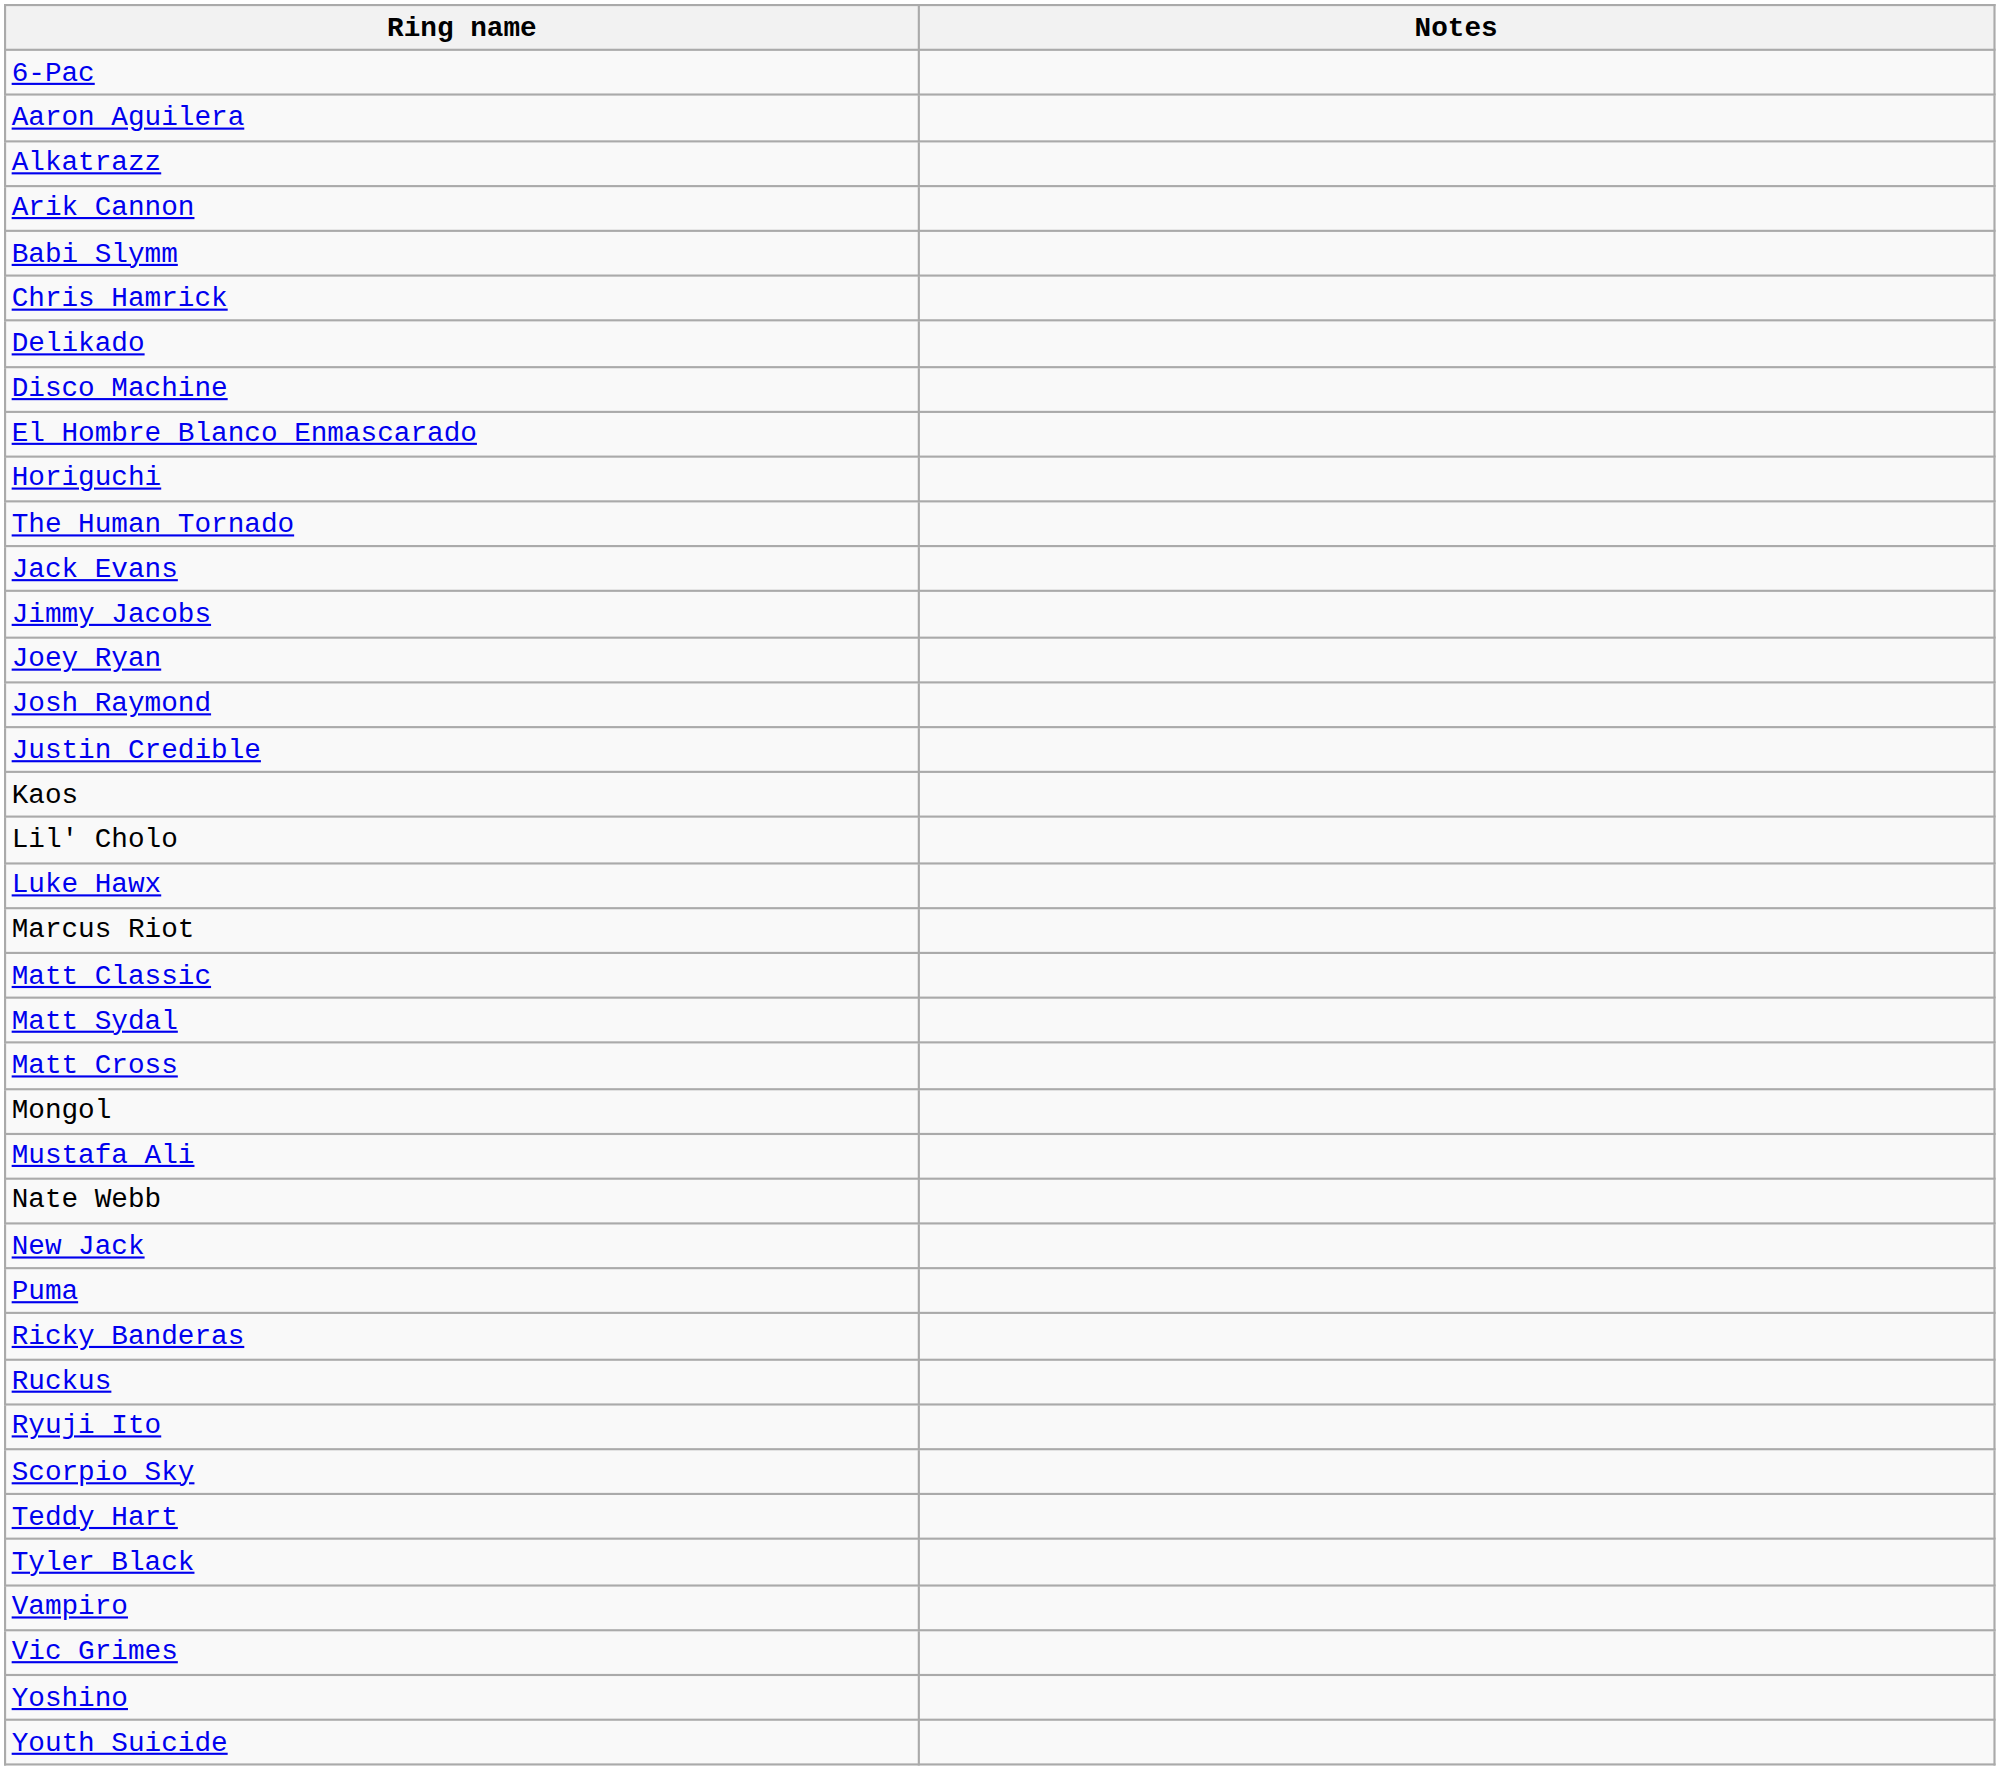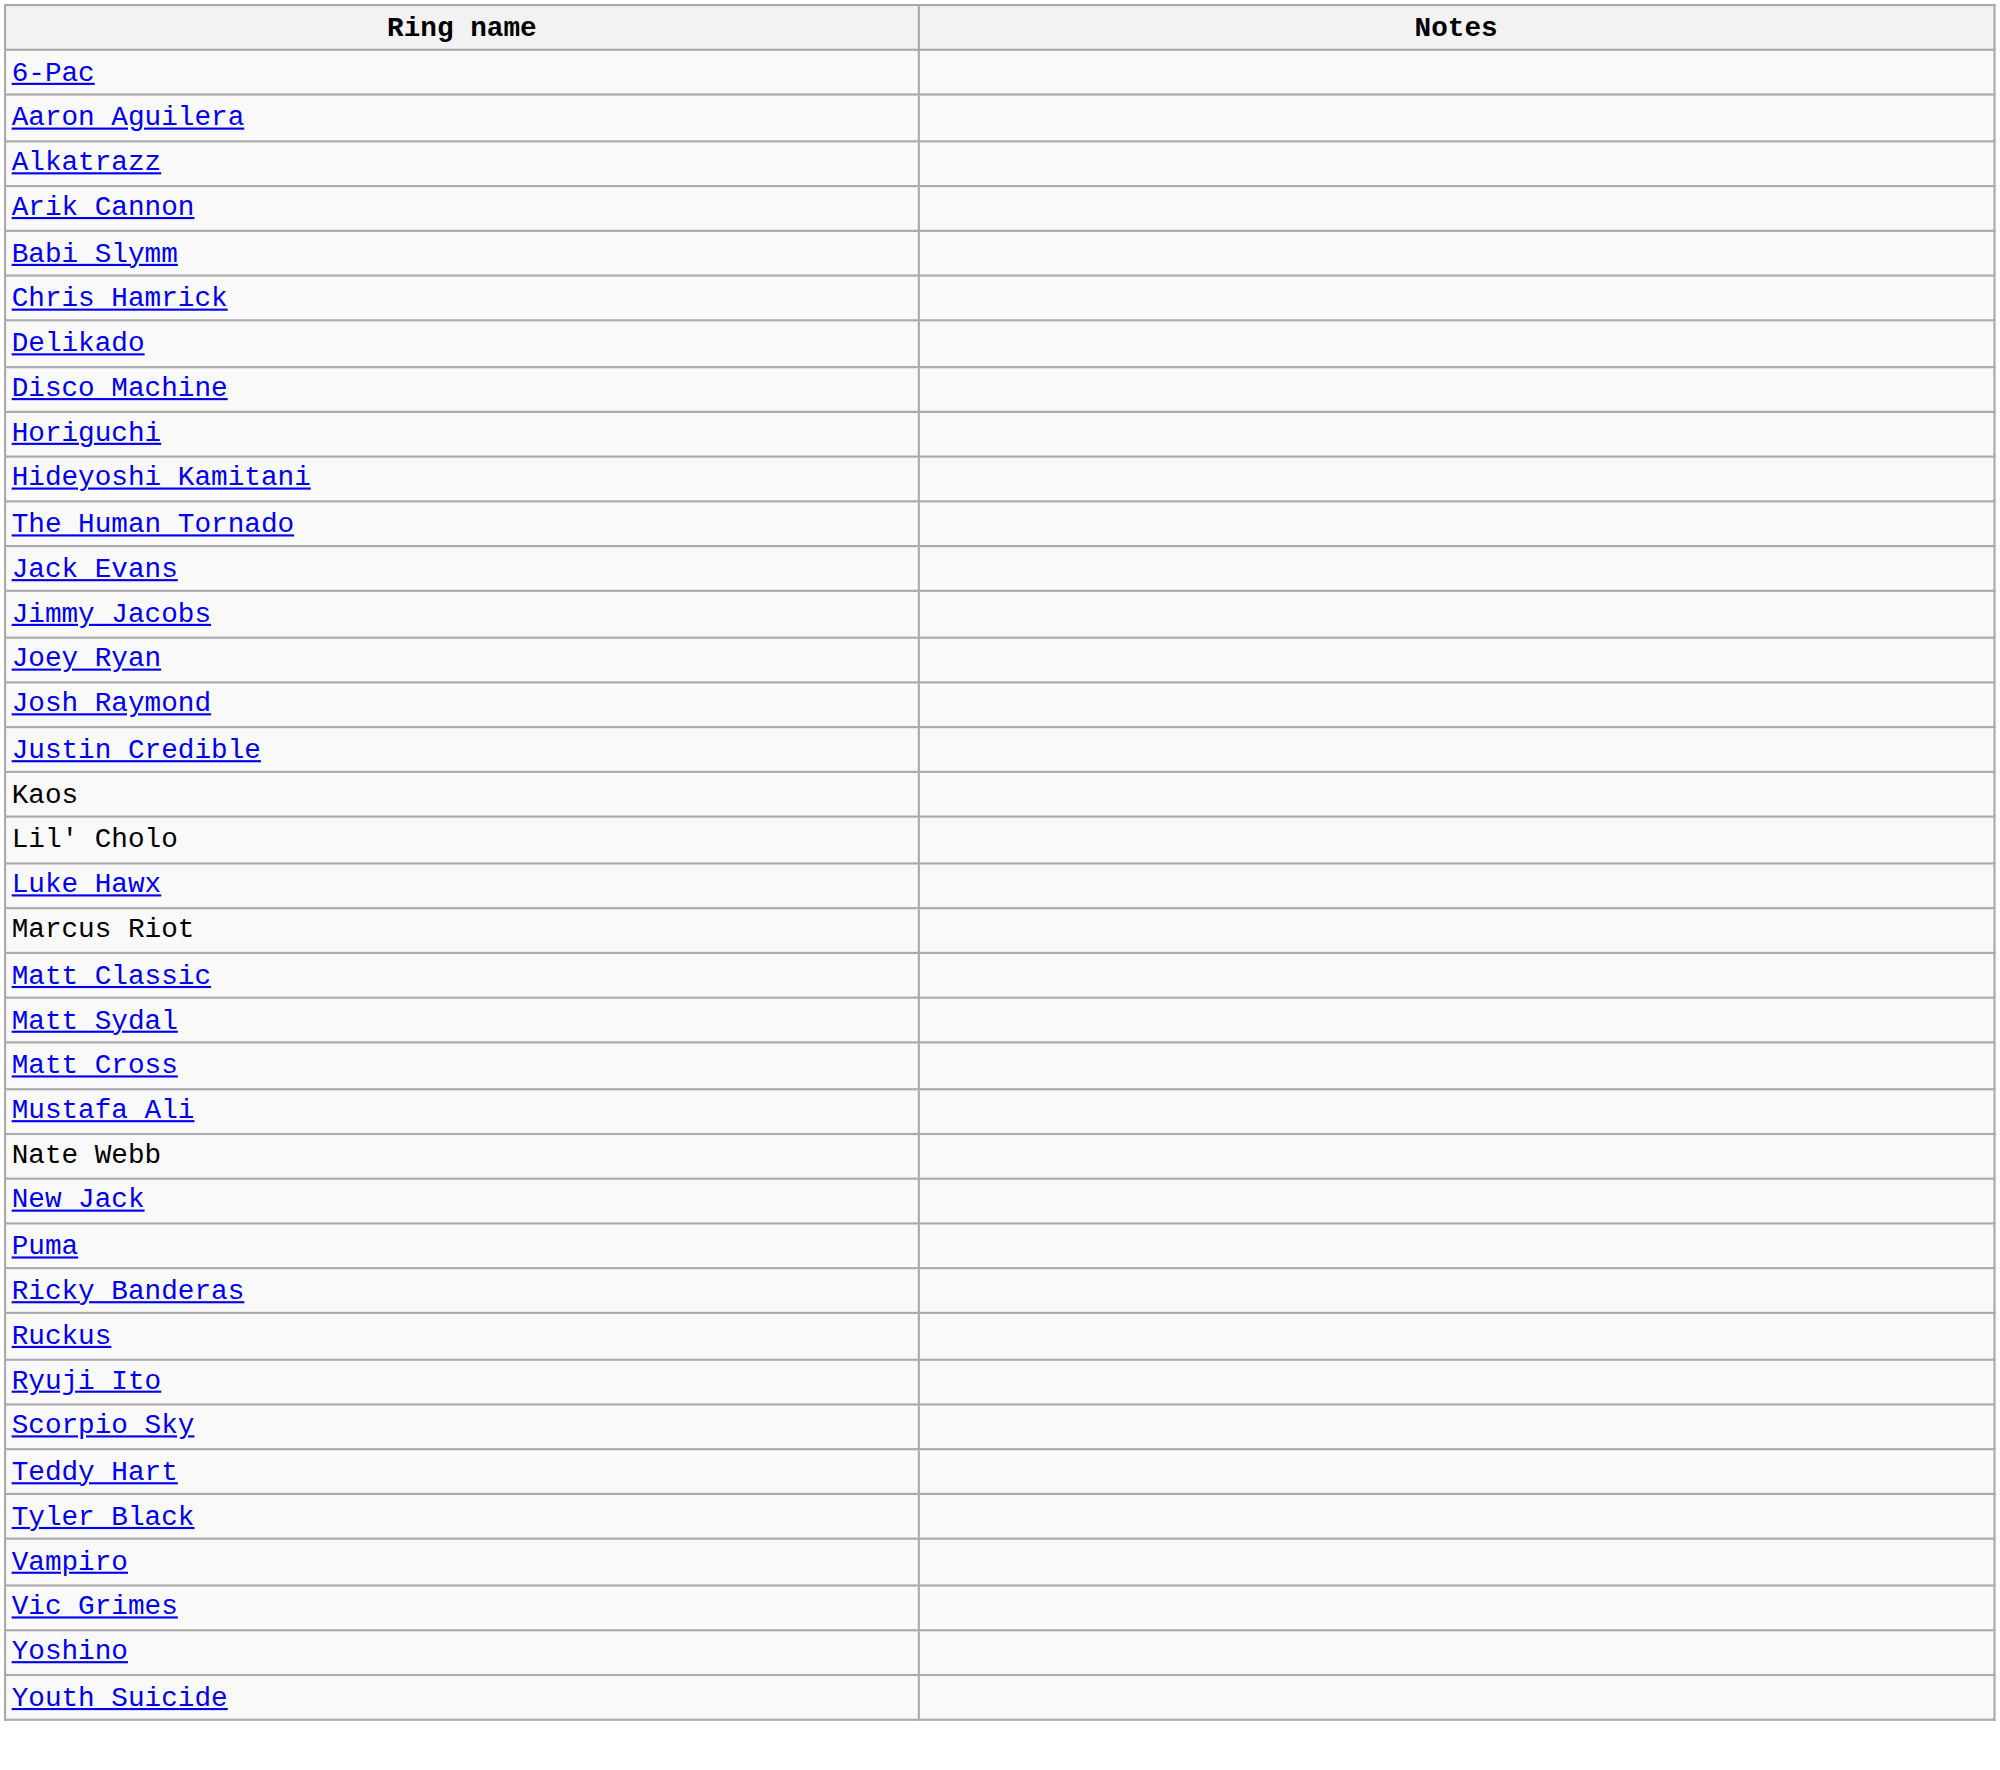- row: (244, 434)
+ row: (161, 479)
- row: (62, 1111)
